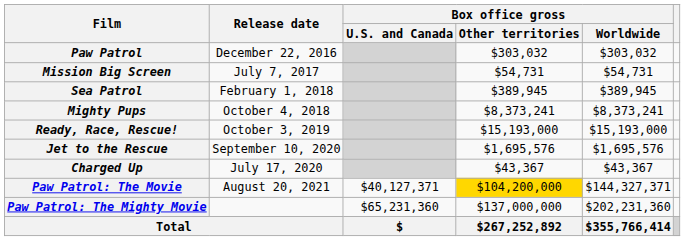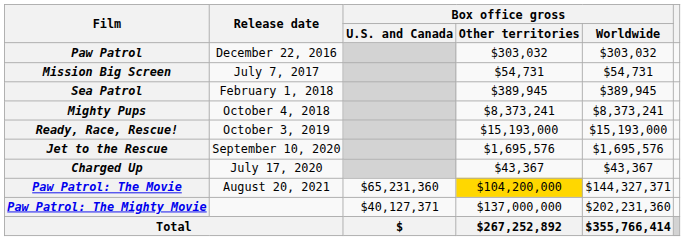(400, 188) $40,127,371 -> (400, 188) $65,231,360
(400, 207) $65,231,360 -> (400, 207) $40,127,371
